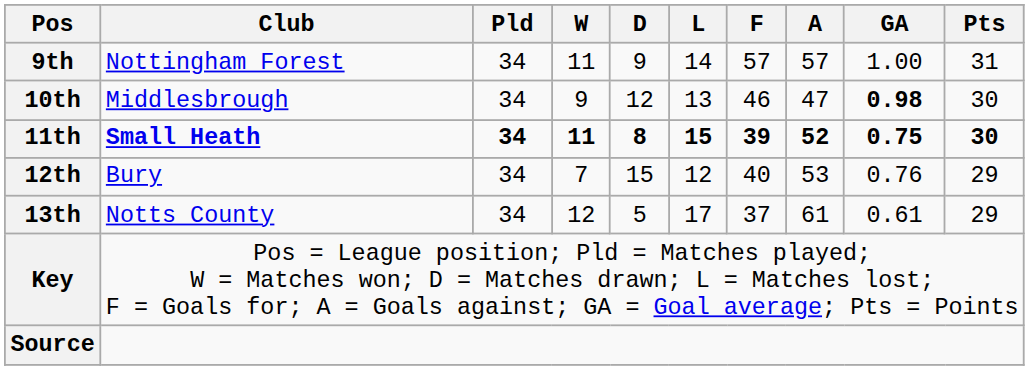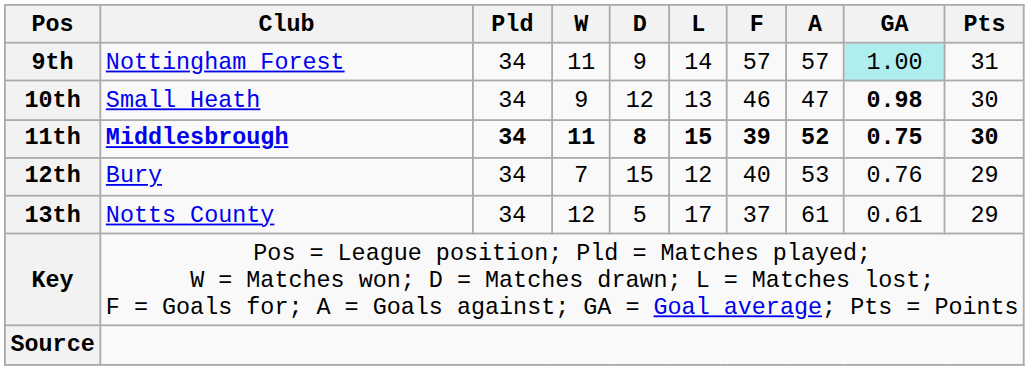(895, 62) no background -> (895, 62) paleturquoise background
(197, 100) Middlesbrough -> (183, 100) Small Heath
(183, 138) Small Heath -> (197, 138) Middlesbrough
